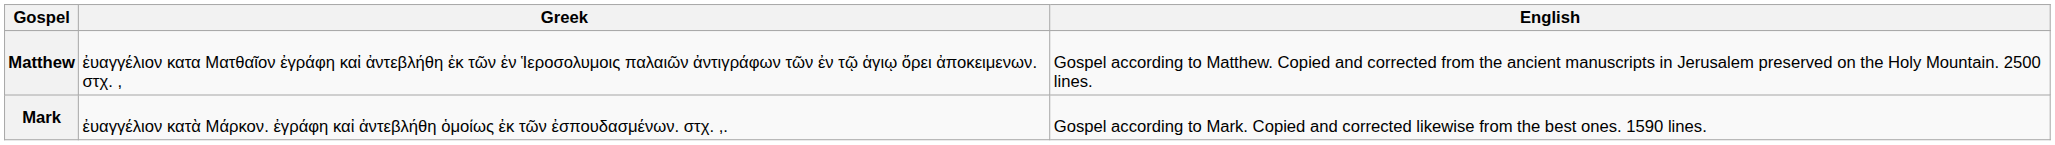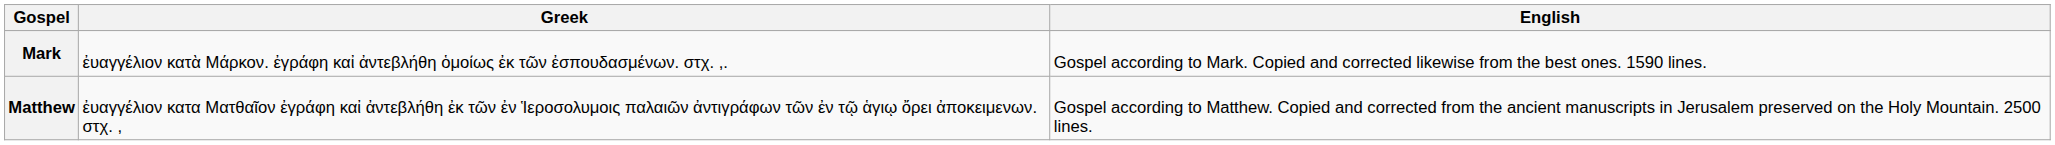rows swapped: (42, 62) <-> (42, 117)
